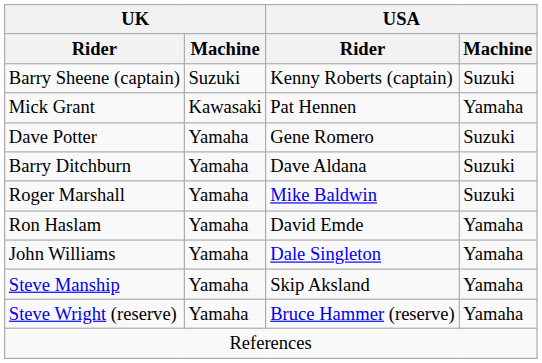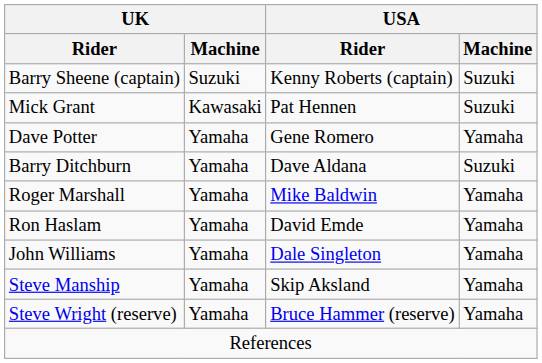(493, 107) Yamaha -> (489, 107) Suzuki
(489, 136) Suzuki -> (493, 136) Yamaha
(489, 195) Suzuki -> (493, 195) Yamaha
